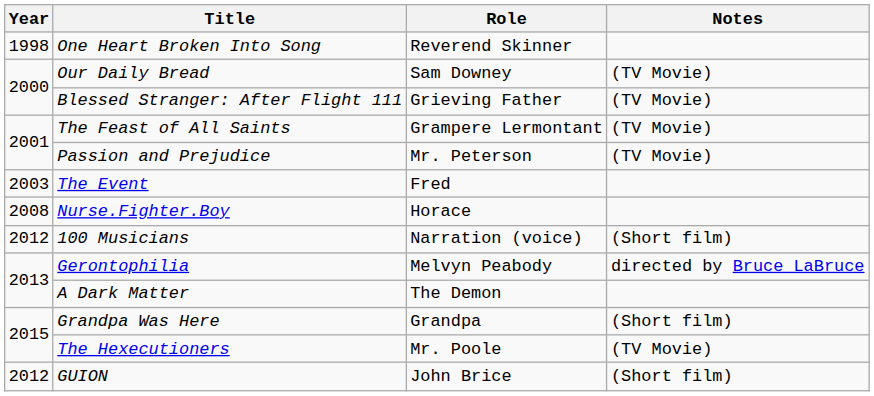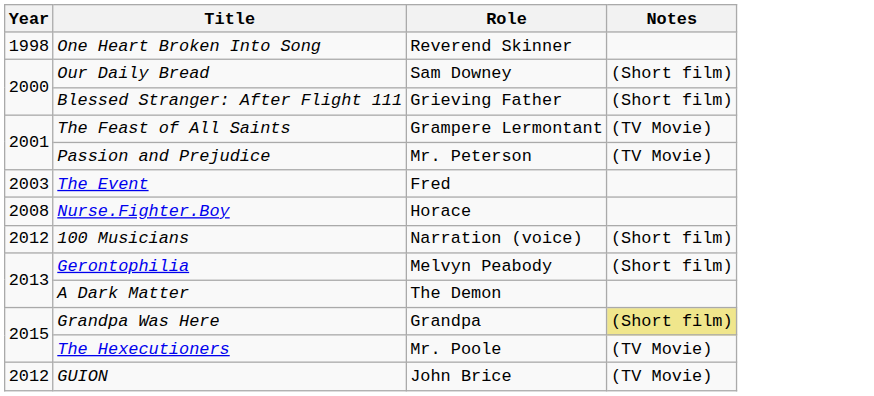(662, 74) (TV Movie) -> (672, 74) (Short film)
(662, 101) (TV Movie) -> (672, 101) (Short film)
(738, 266) directed by Bruce LaBruce -> (672, 266) (Short film)
(672, 321) no background -> (672, 321) khaki background
(672, 376) (Short film) -> (662, 376) (TV Movie)
